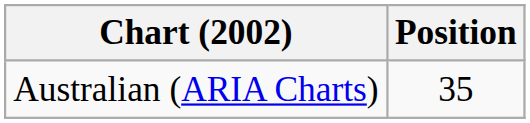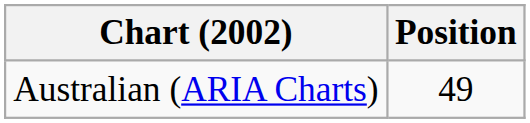(456, 88) 35 -> (456, 88) 49
